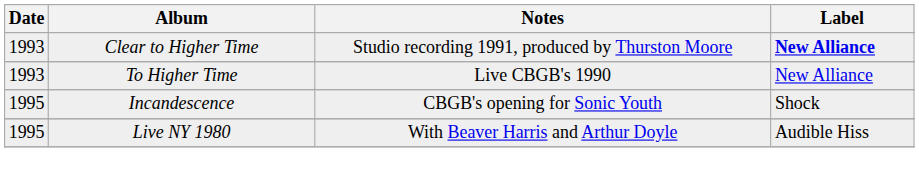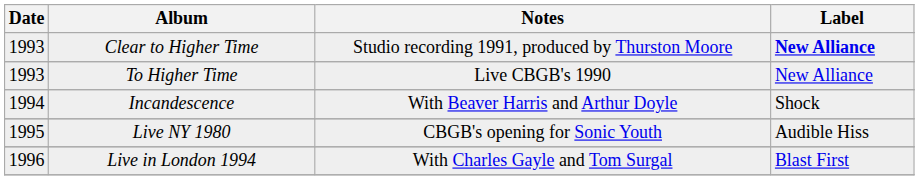(27, 103) 1995 -> (27, 103) 1994
(543, 103) CBGB's opening for Sonic Youth -> (543, 103) With Beaver Harris and Arthur Doyle
(543, 132) With Beaver Harris and Arthur Doyle -> (543, 132) CBGB's opening for Sonic Youth
+ row: (182, 160)
